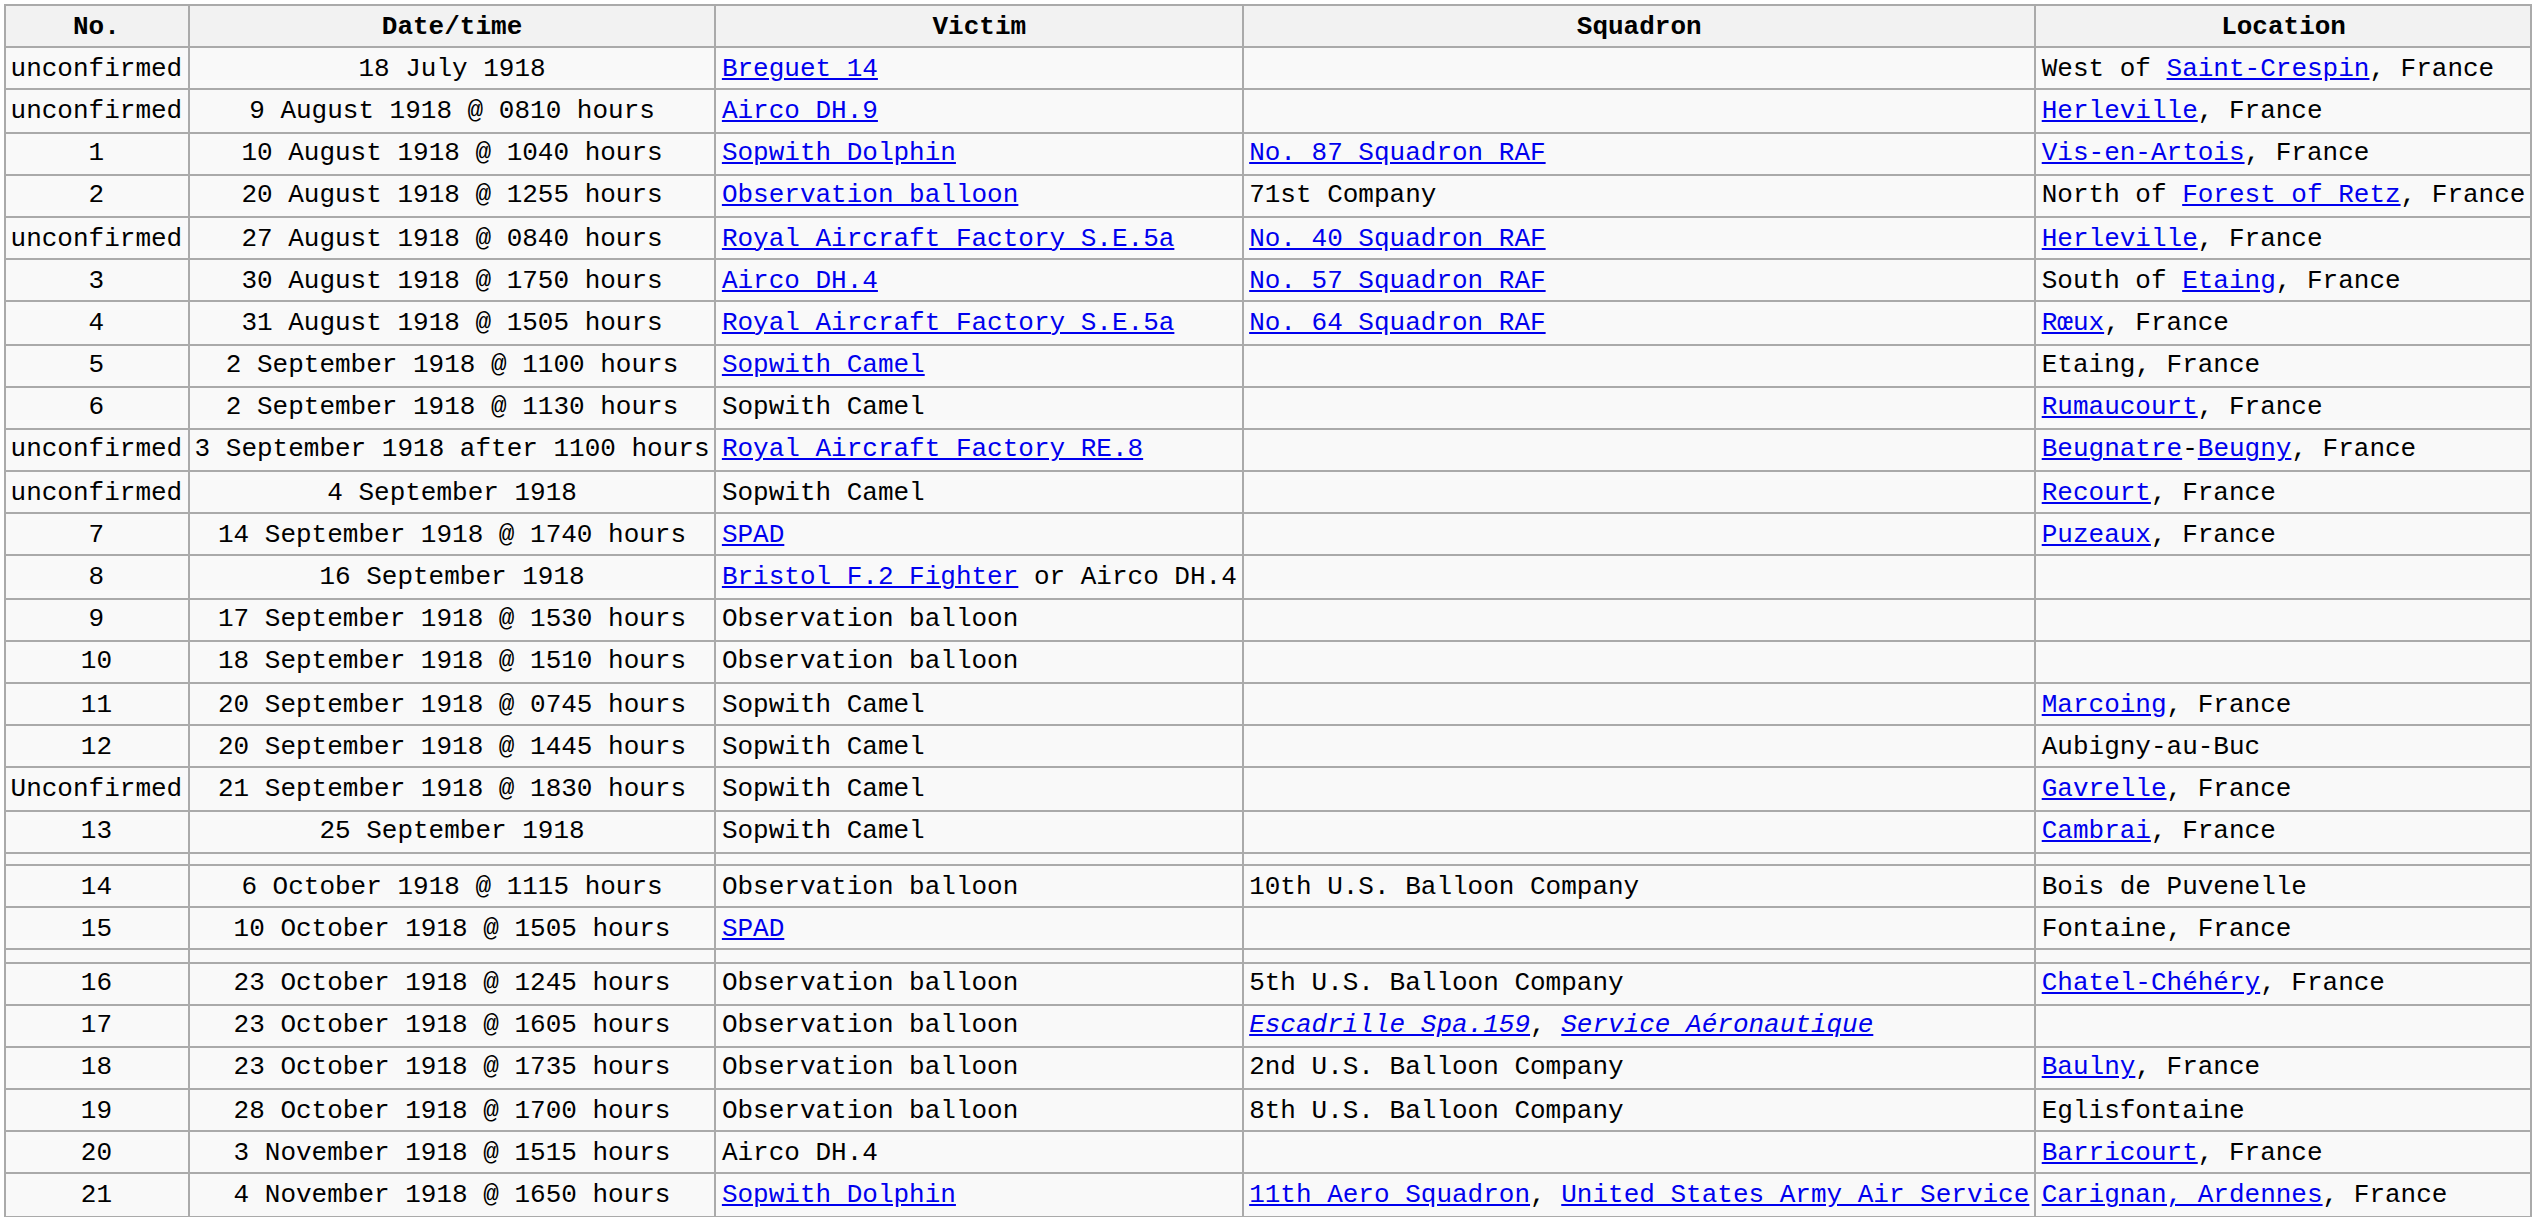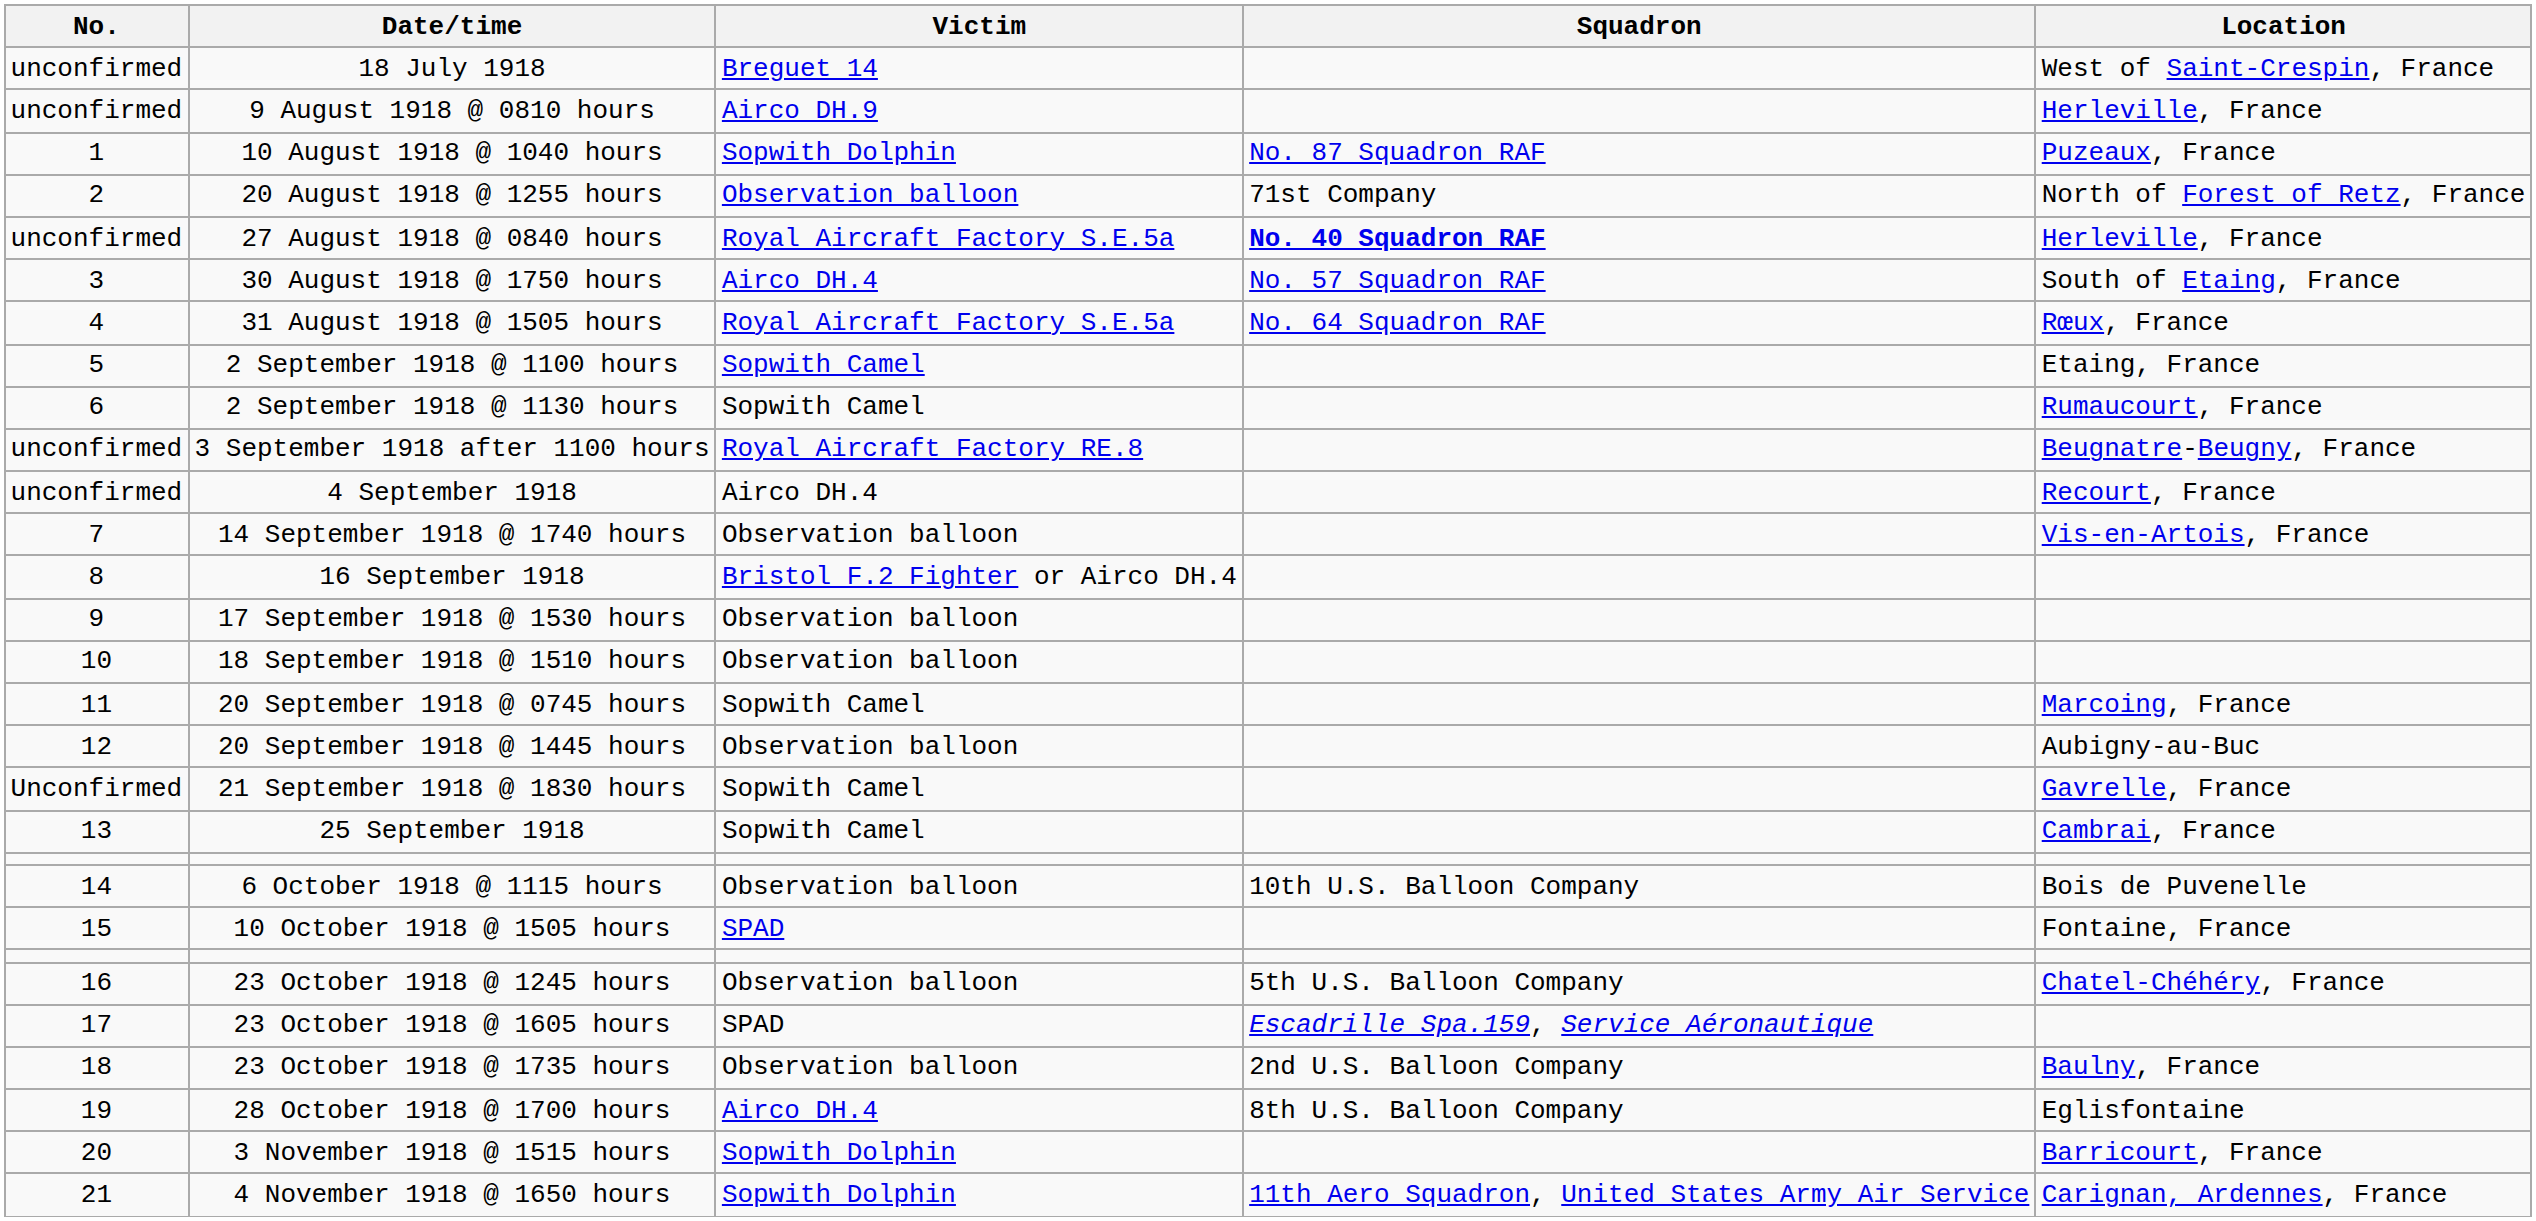(2206, 153) Vis-en-Artois, France -> (2159, 153) Puzeaux, France
(1397, 238) normal -> (1397, 238) bold
(823, 492) Sopwith Camel -> (800, 492) Airco DH.4
(753, 535) SPAD -> (870, 535) Observation balloon
(2159, 535) Puzeaux, France -> (2206, 535) Vis-en-Artois, France
(823, 747) Sopwith Camel -> (870, 747) Observation balloon
(870, 1026) Observation balloon -> (753, 1026) SPAD
(870, 1110) Observation balloon -> (800, 1110) Airco DH.4
(800, 1153) Airco DH.4 -> (839, 1153) Sopwith Dolphin
